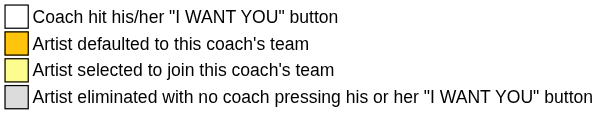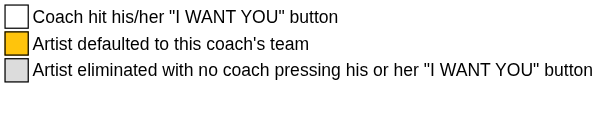- row: (183, 70)
